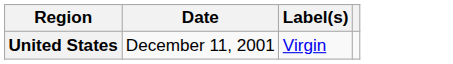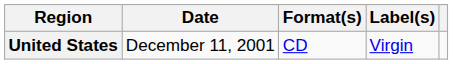+ column: (322, 18)
